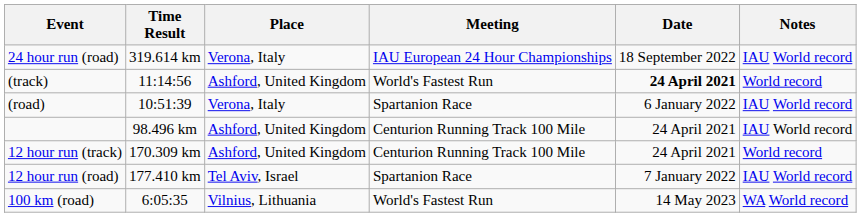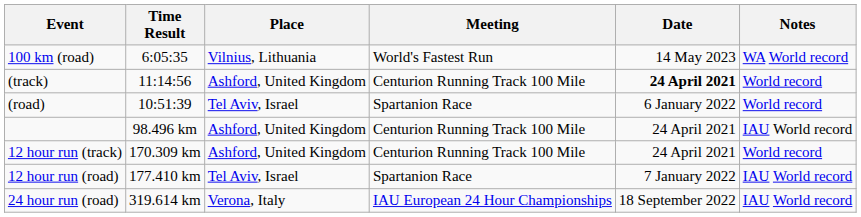rows swapped: (51, 200) <-> (63, 57)
(433, 81) World's Fastest Run -> (479, 81) Centurion Running Track 100 Mile
(247, 104) Verona, Italy -> (253, 104) Tel Aviv, Israel
(798, 104) IAU World record -> (782, 104) World record
